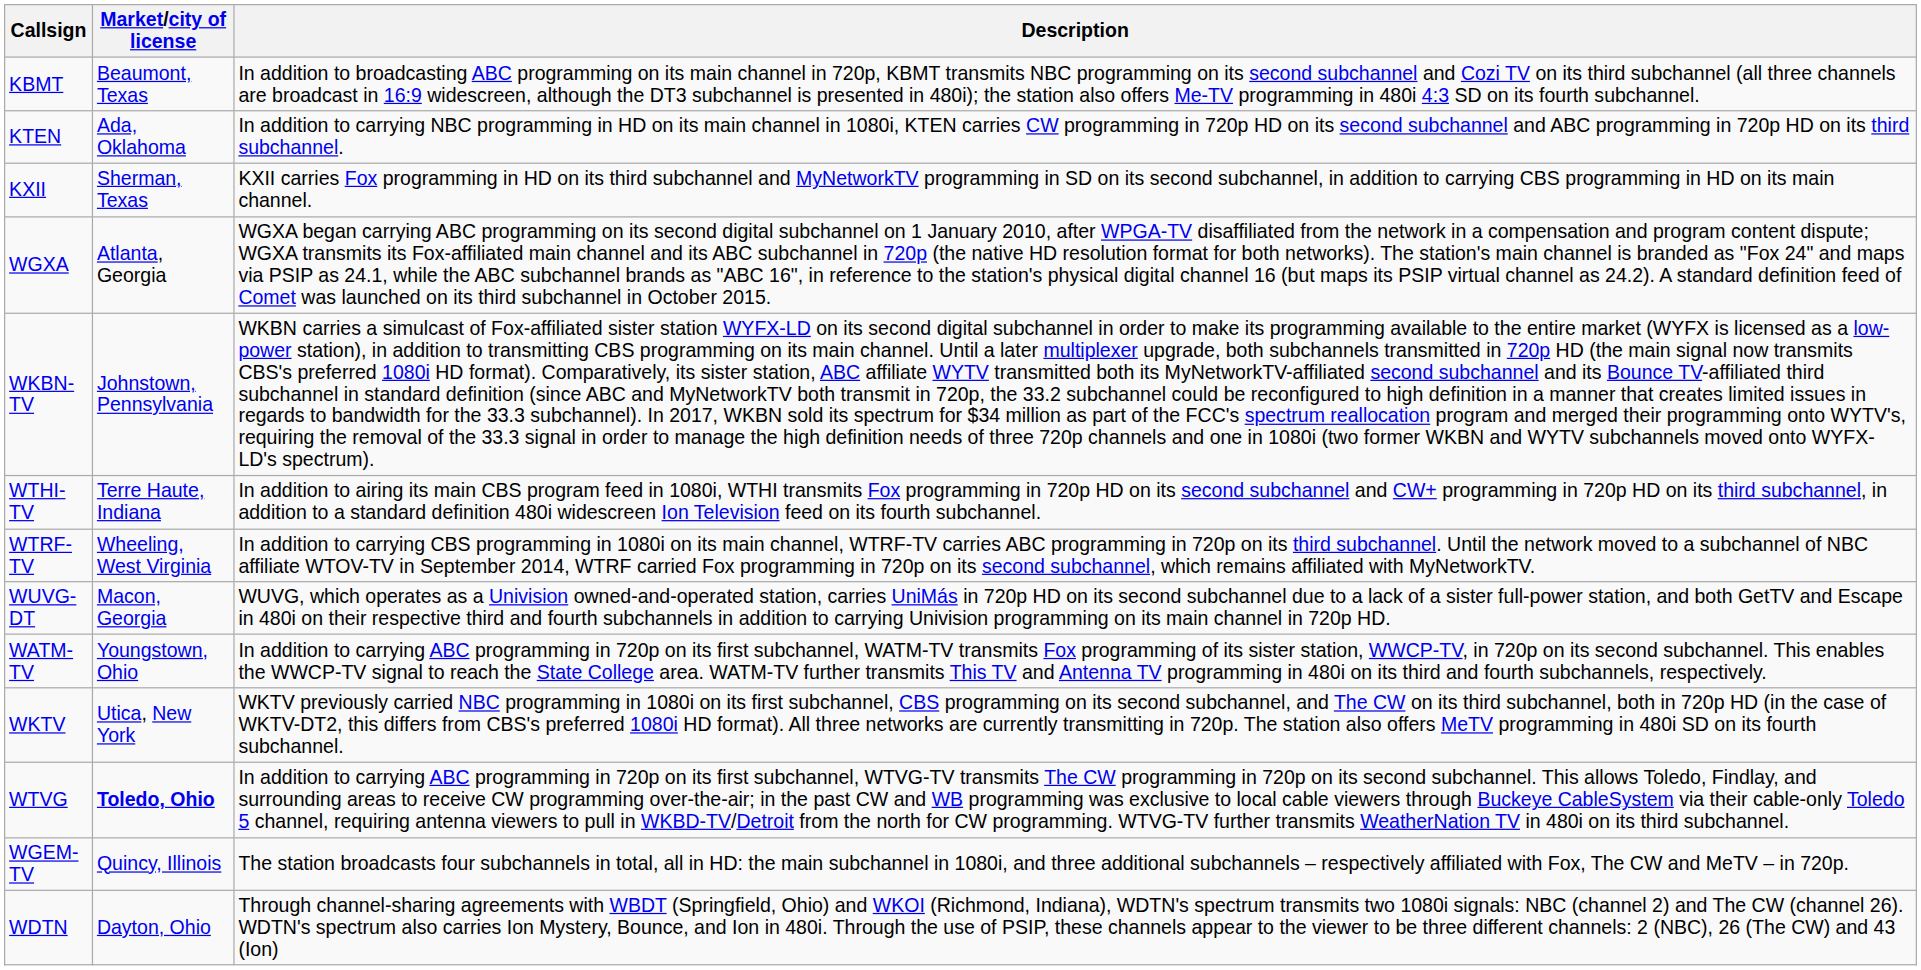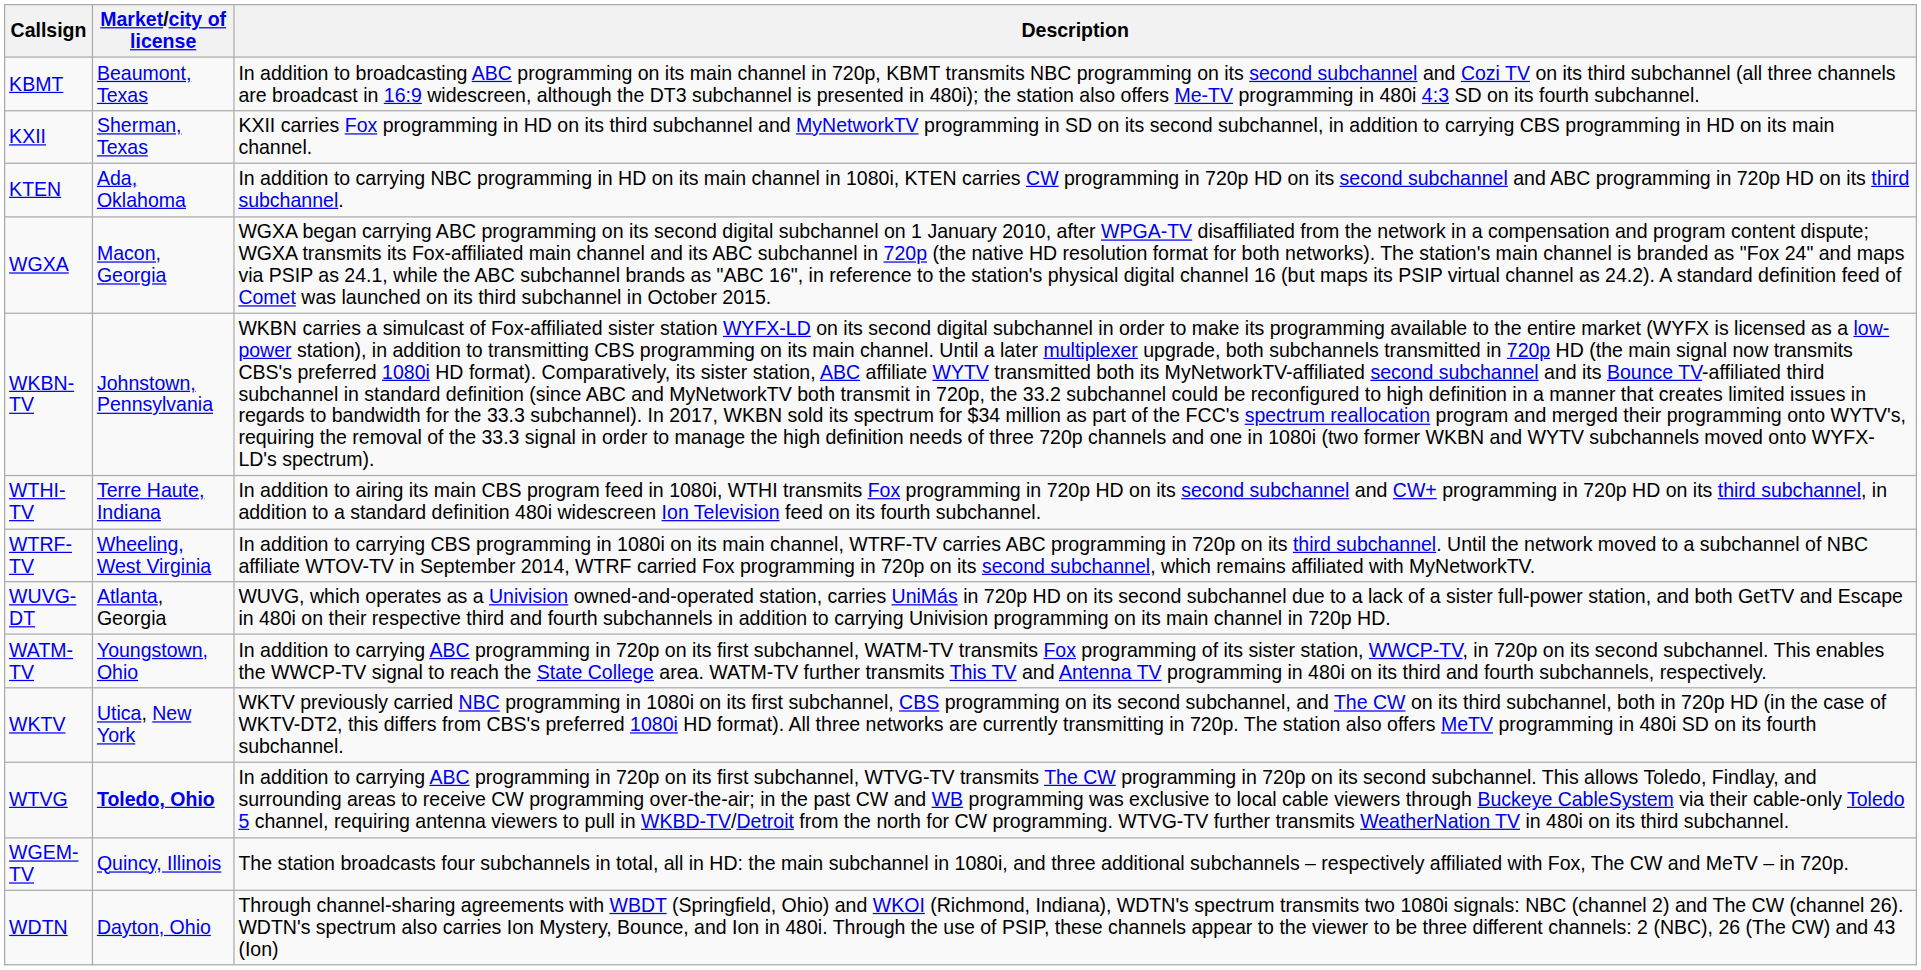rows swapped: (28, 189) <-> (35, 136)
(132, 264) Atlanta, Georgia -> (132, 264) Macon, Georgia
(132, 608) Macon, Georgia -> (132, 608) Atlanta, Georgia
